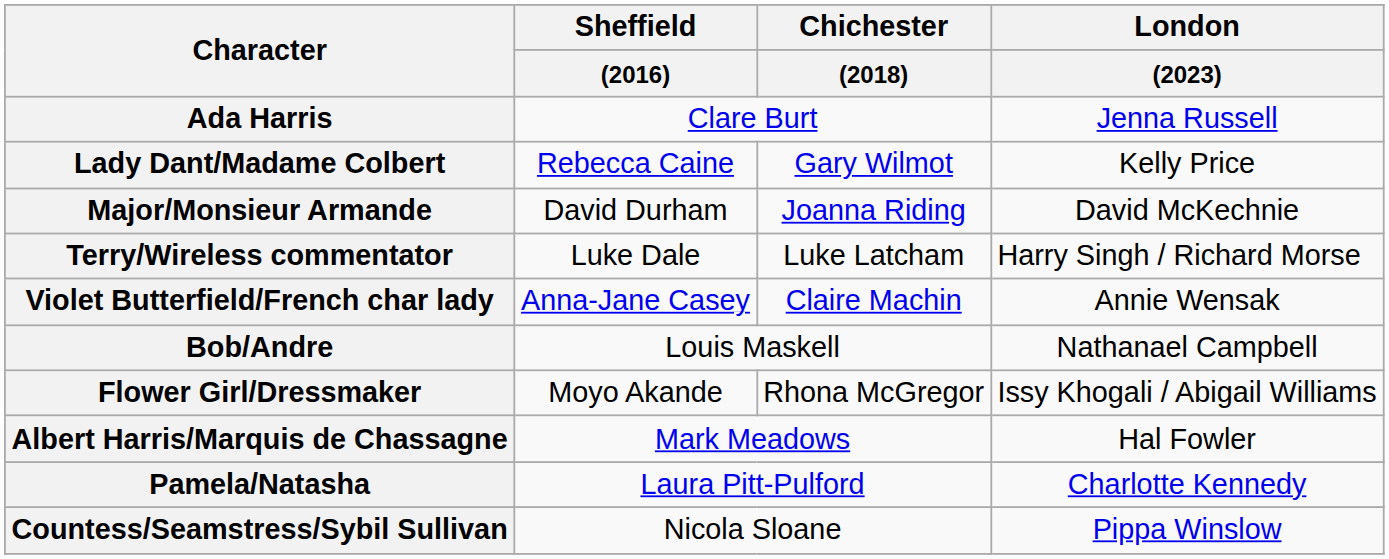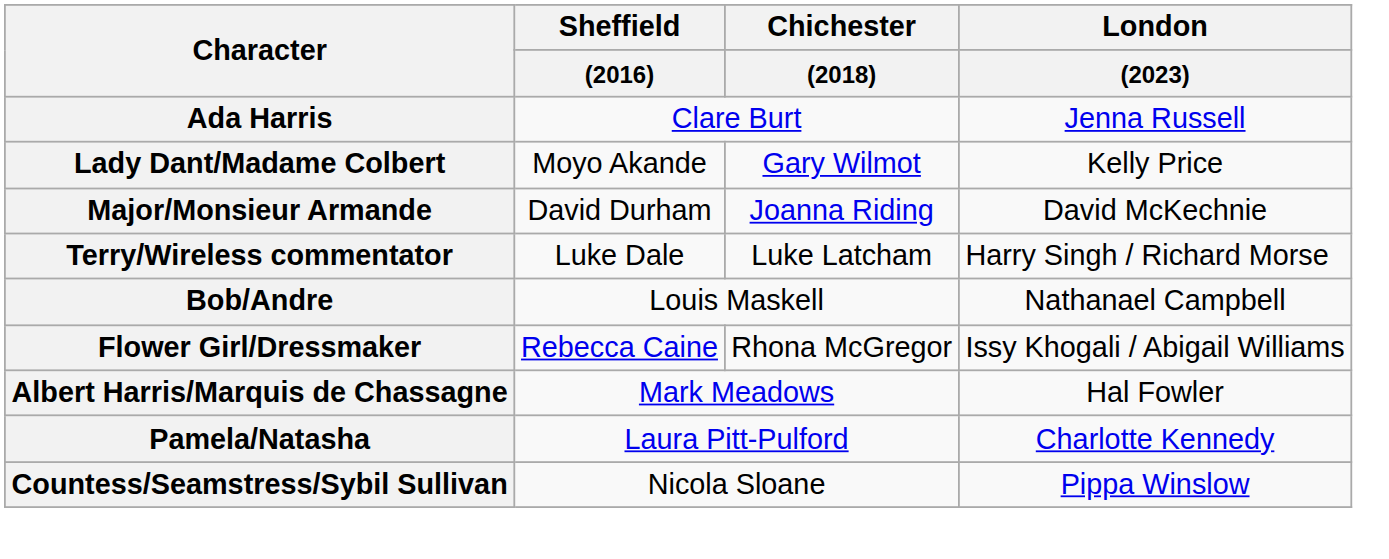(635, 164) Rebecca Caine -> (619, 164) Moyo Akande
- row: (260, 301)
(635, 392) Moyo Akande -> (619, 347) Rebecca Caine
